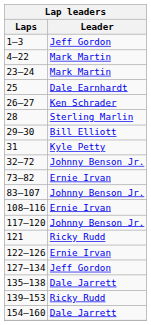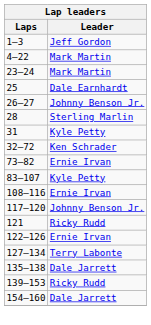(83, 102) Ken Schrader -> (97, 102) Johnny Benson Jr.
- row: (20, 132)
(97, 162) Johnny Benson Jr. -> (83, 147) Ken Schrader
(97, 192) Johnny Benson Jr. -> (78, 177) Kyle Petty
(80, 268) Jeff Gordon -> (86, 253) Terry Labonte
